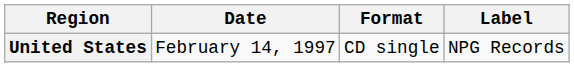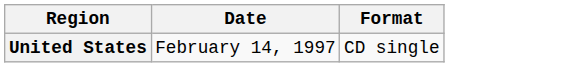- column: (506, 19)
